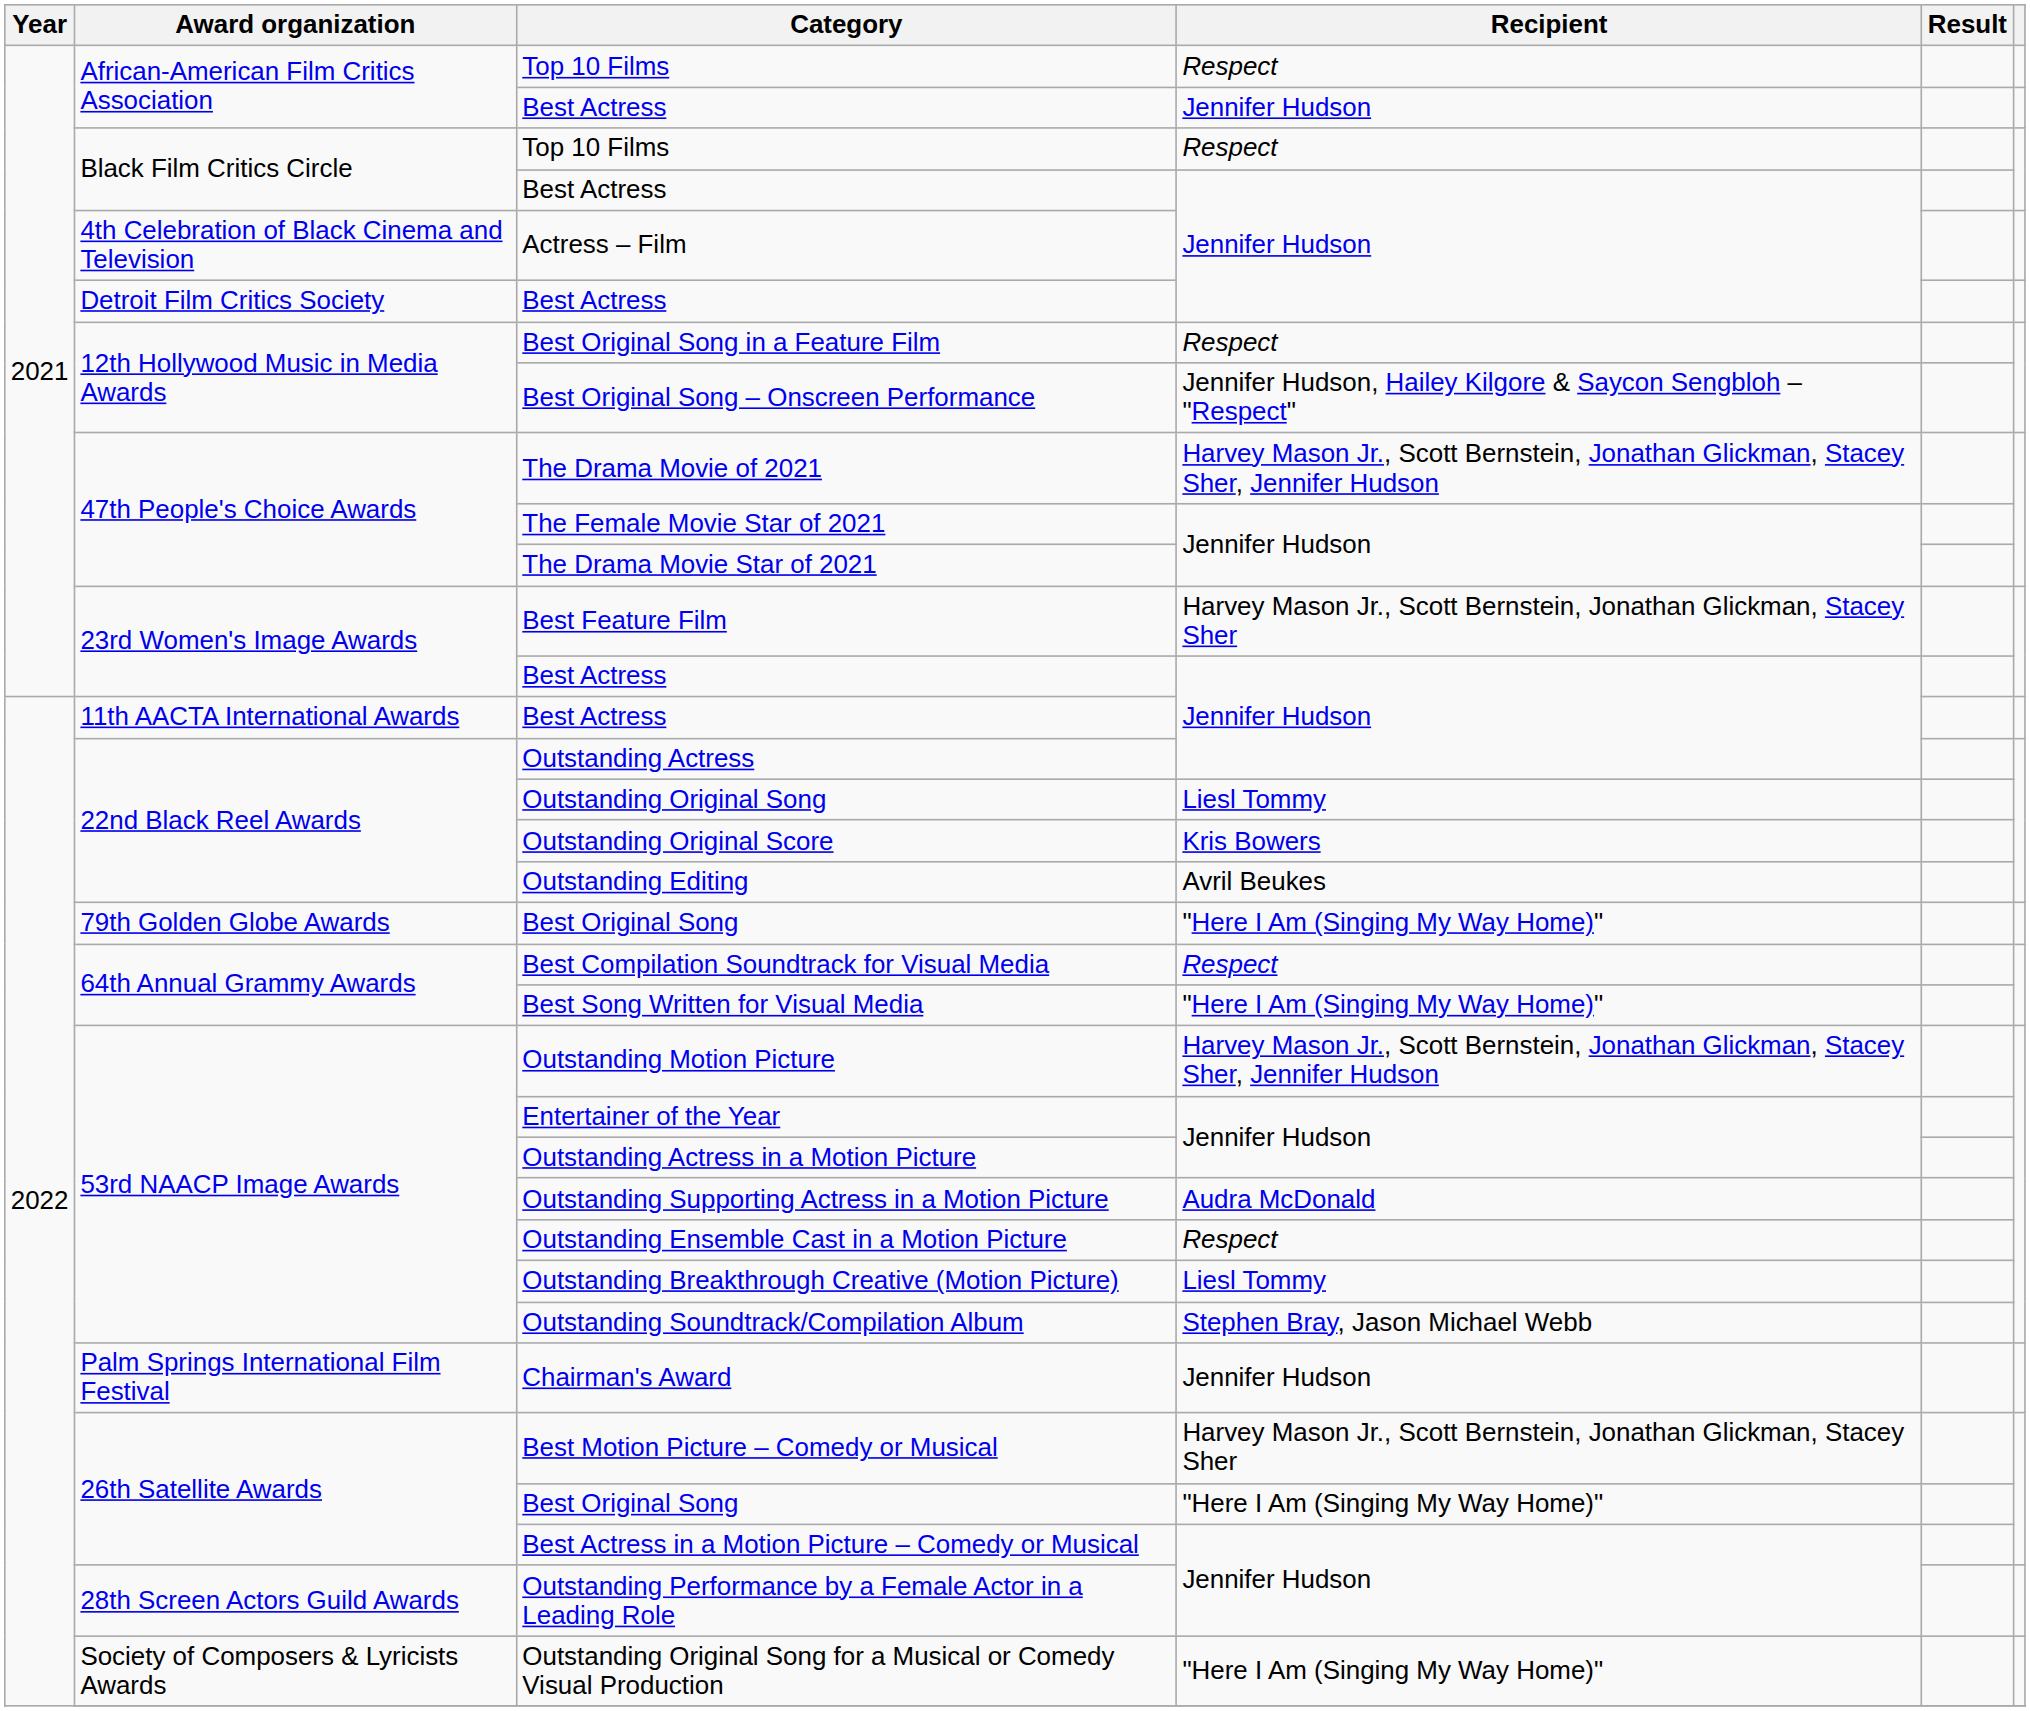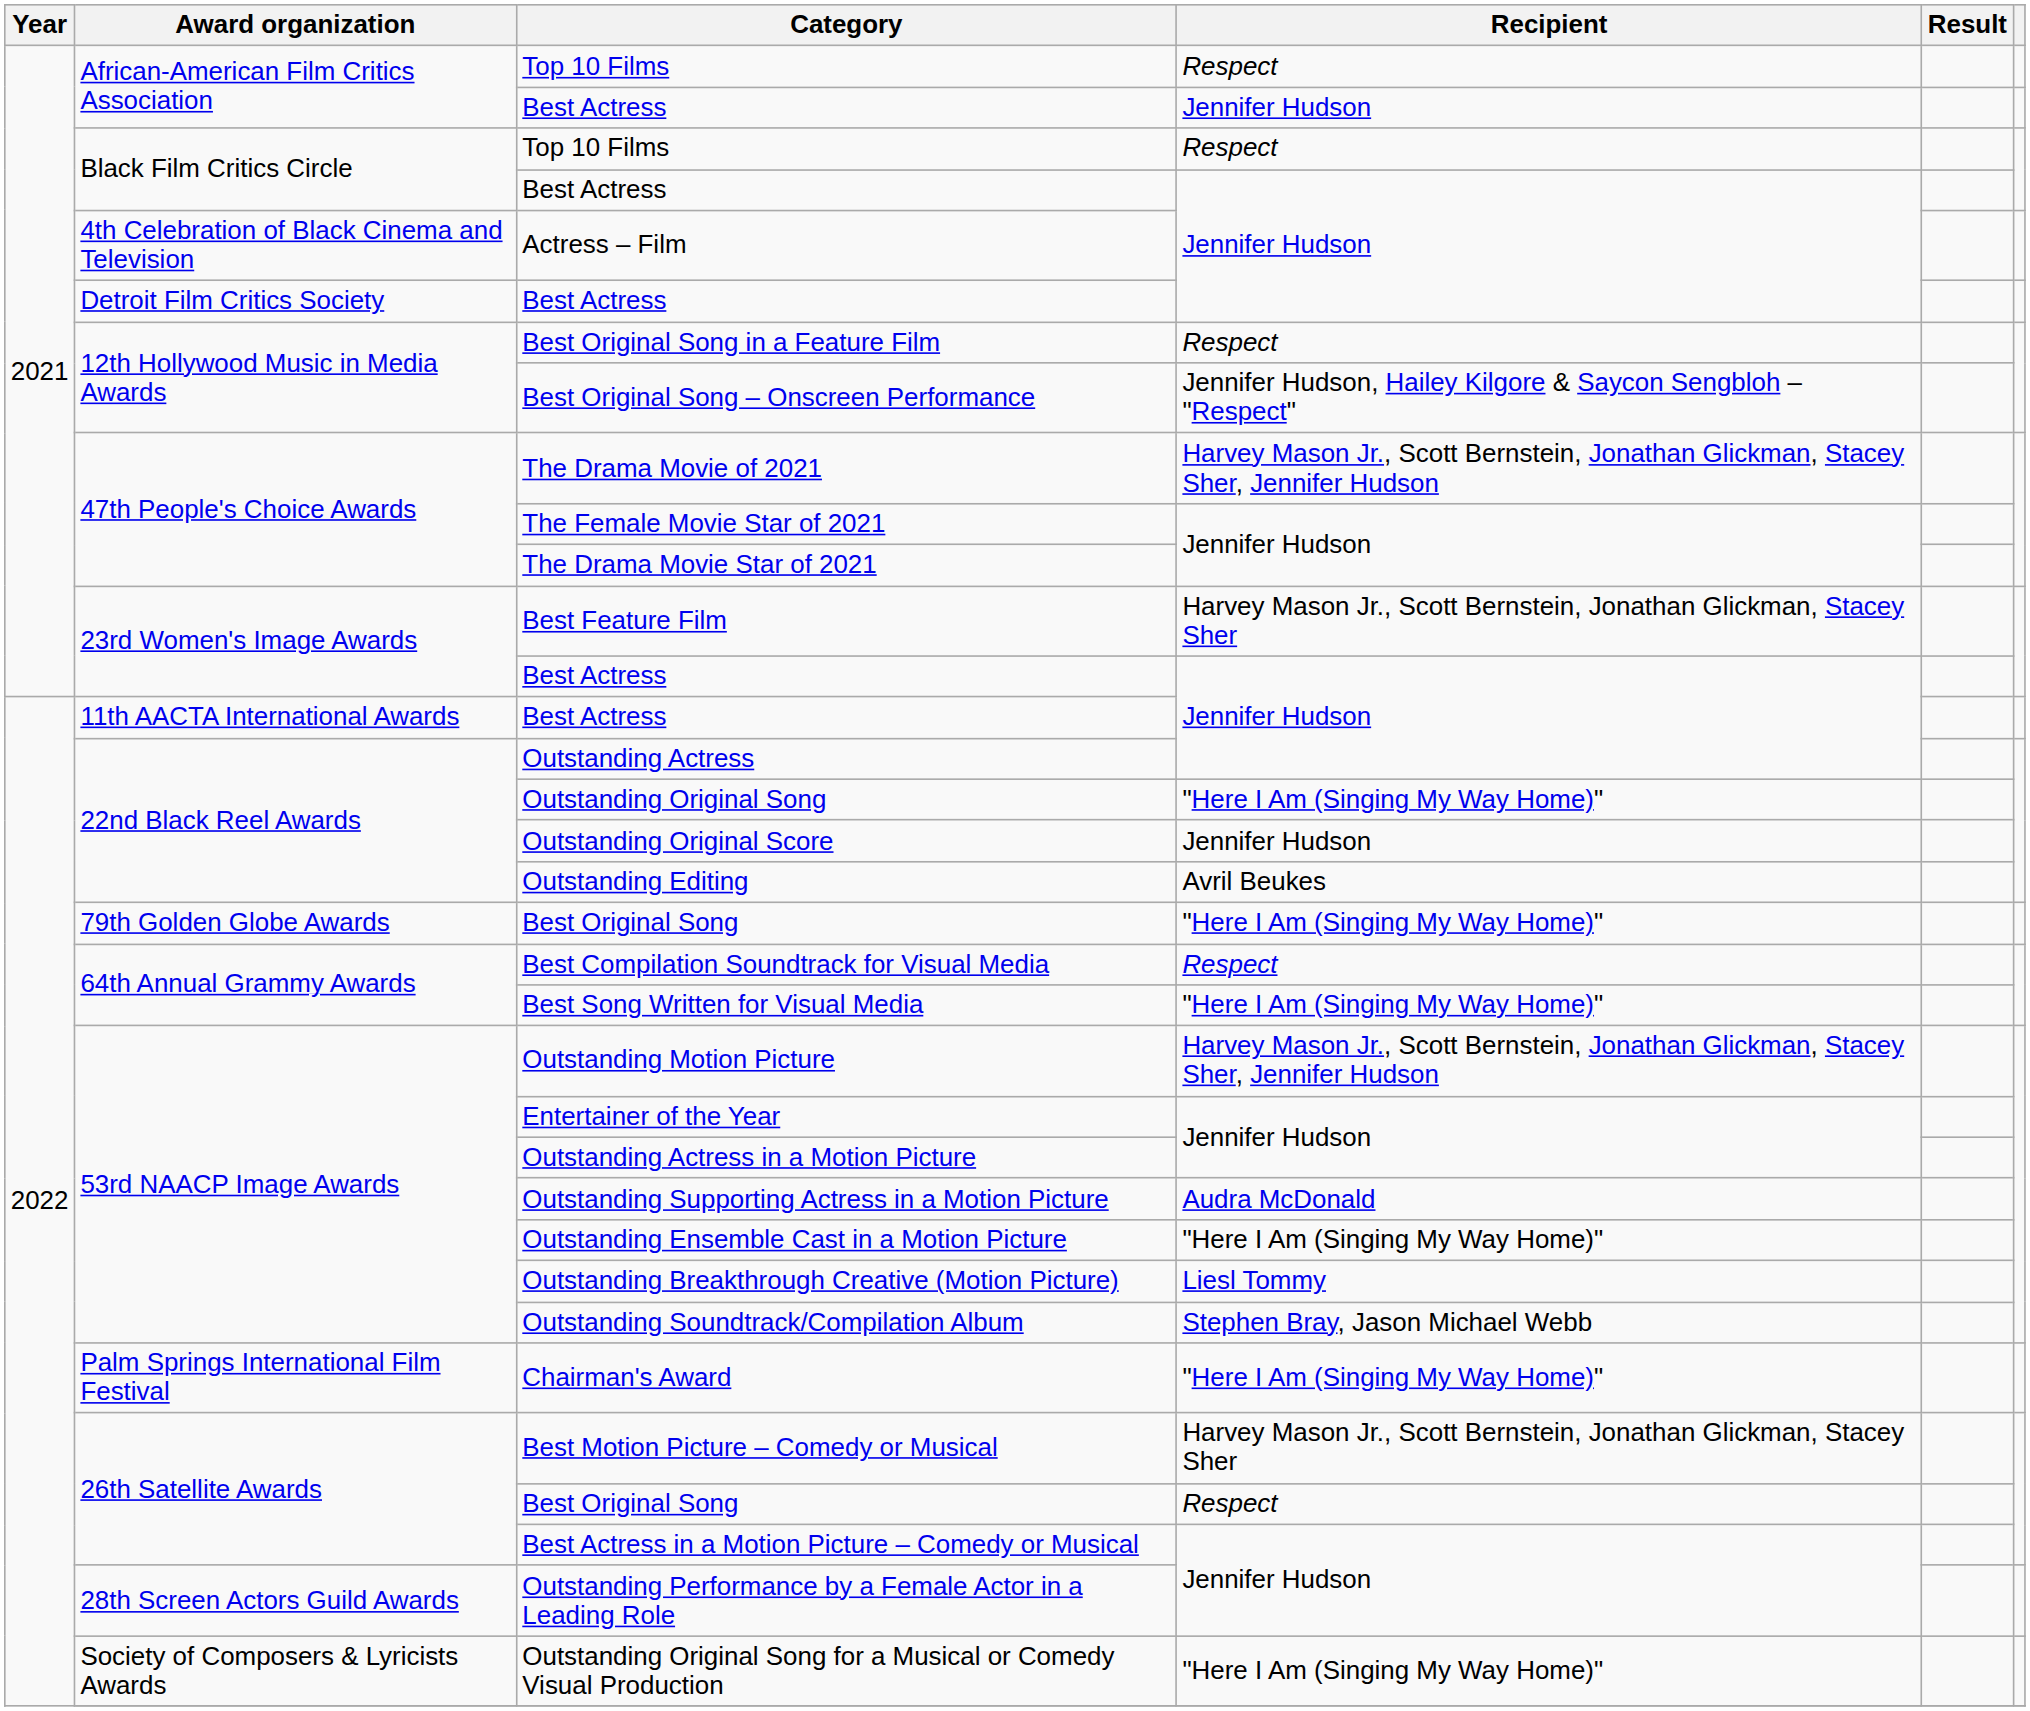(1254, 799) Liesl Tommy -> (1393, 799) "Here I Am (Singing My Way Home)"
(1252, 840) Kris Bowers -> (1277, 840) Jennifer Hudson
(1230, 1239) Respect -> (1393, 1239) "Here I Am (Singing My Way Home)"
(1277, 1377) Jennifer Hudson -> (1393, 1377) "Here I Am (Singing My Way Home)"
(1393, 1503) "Here I Am (Singing My Way Home)" -> (1230, 1503) Respect
